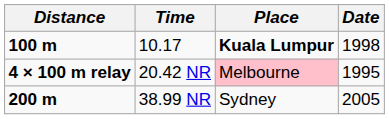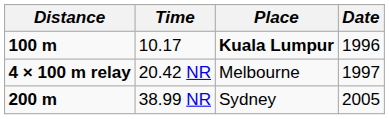(361, 45) 1998 -> (361, 45) 1996
(259, 72) pink background -> (259, 72) no background
(361, 72) 1995 -> (361, 72) 1997
